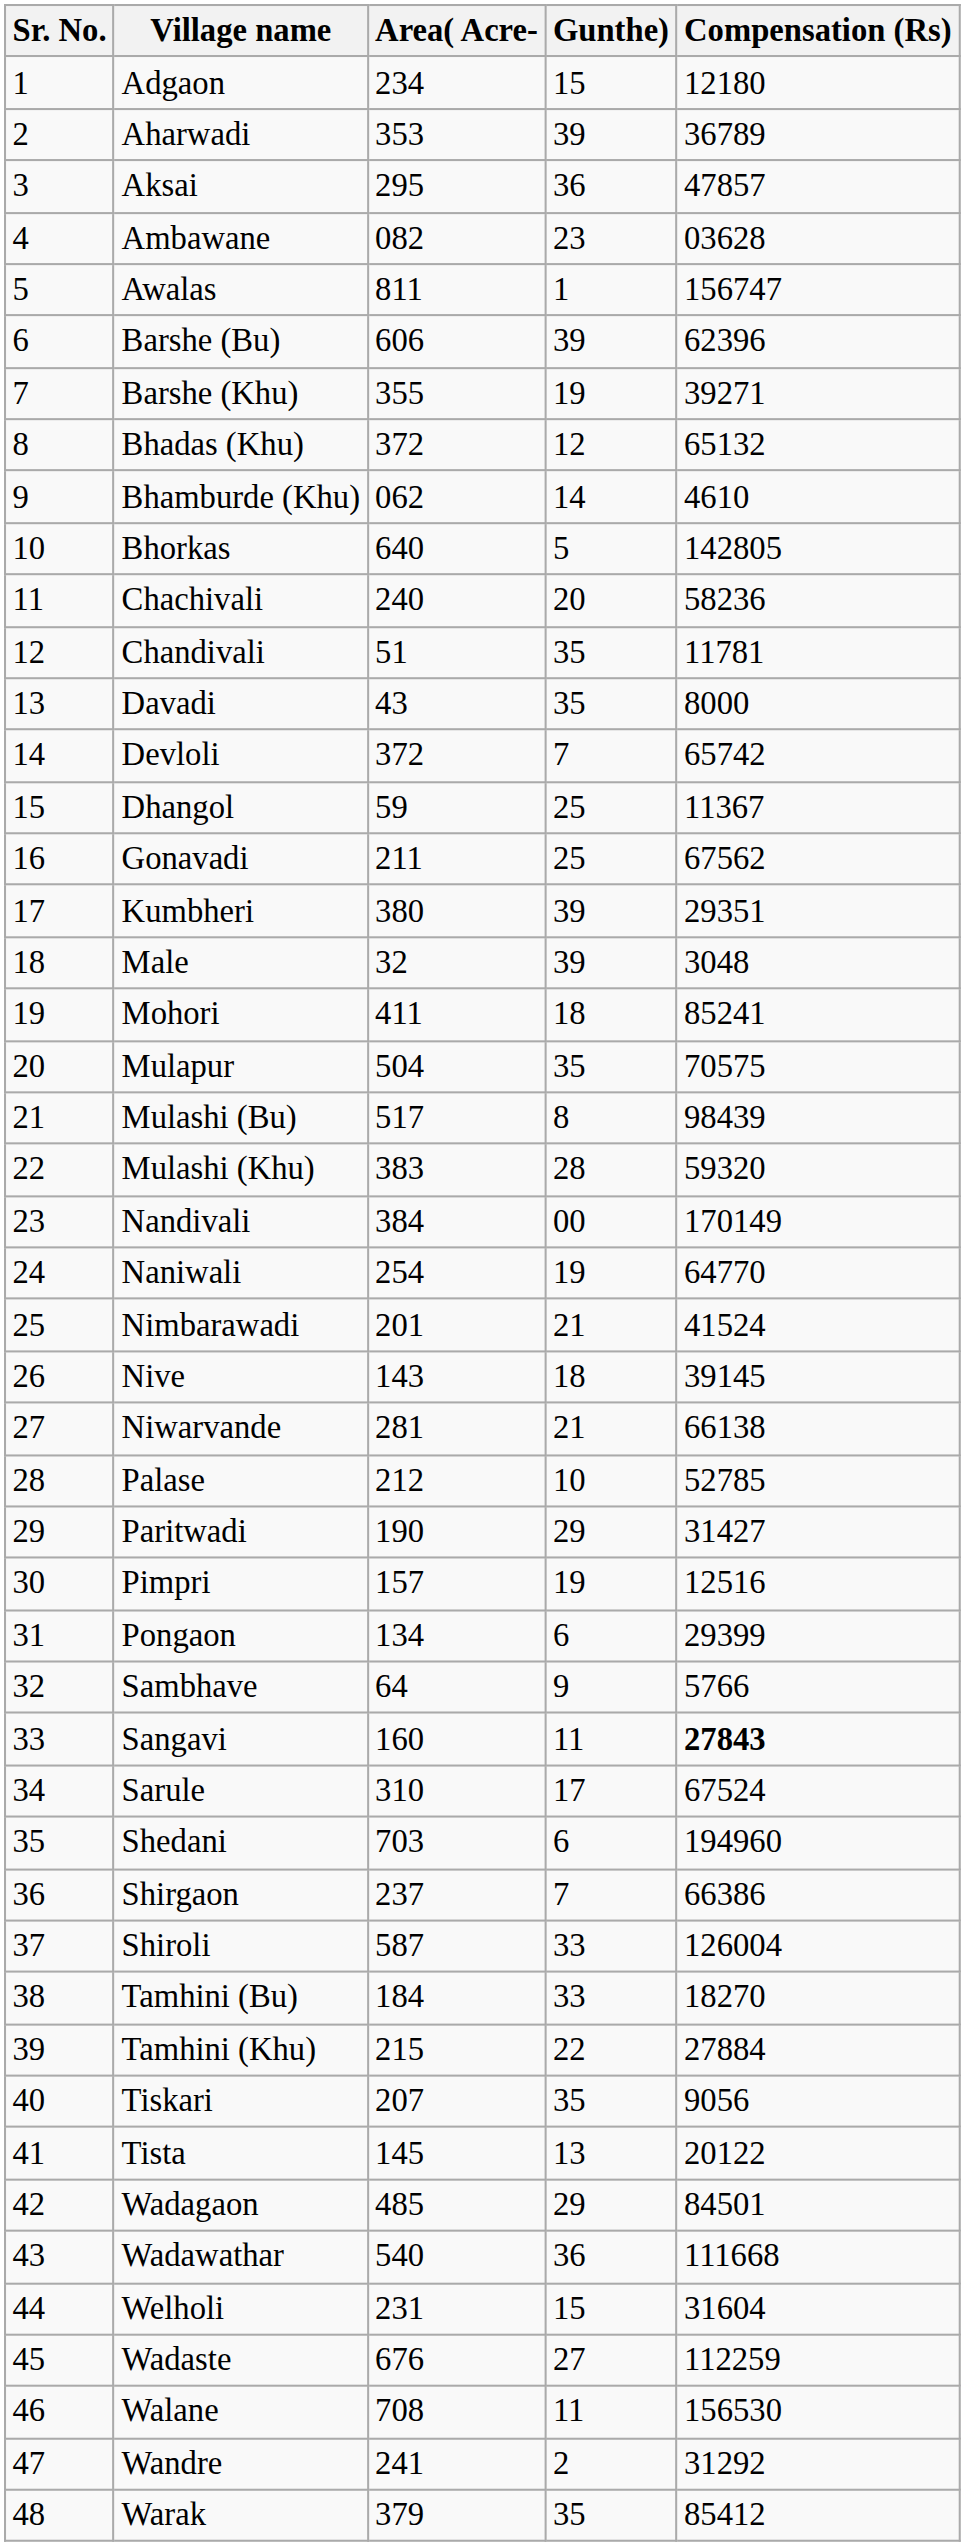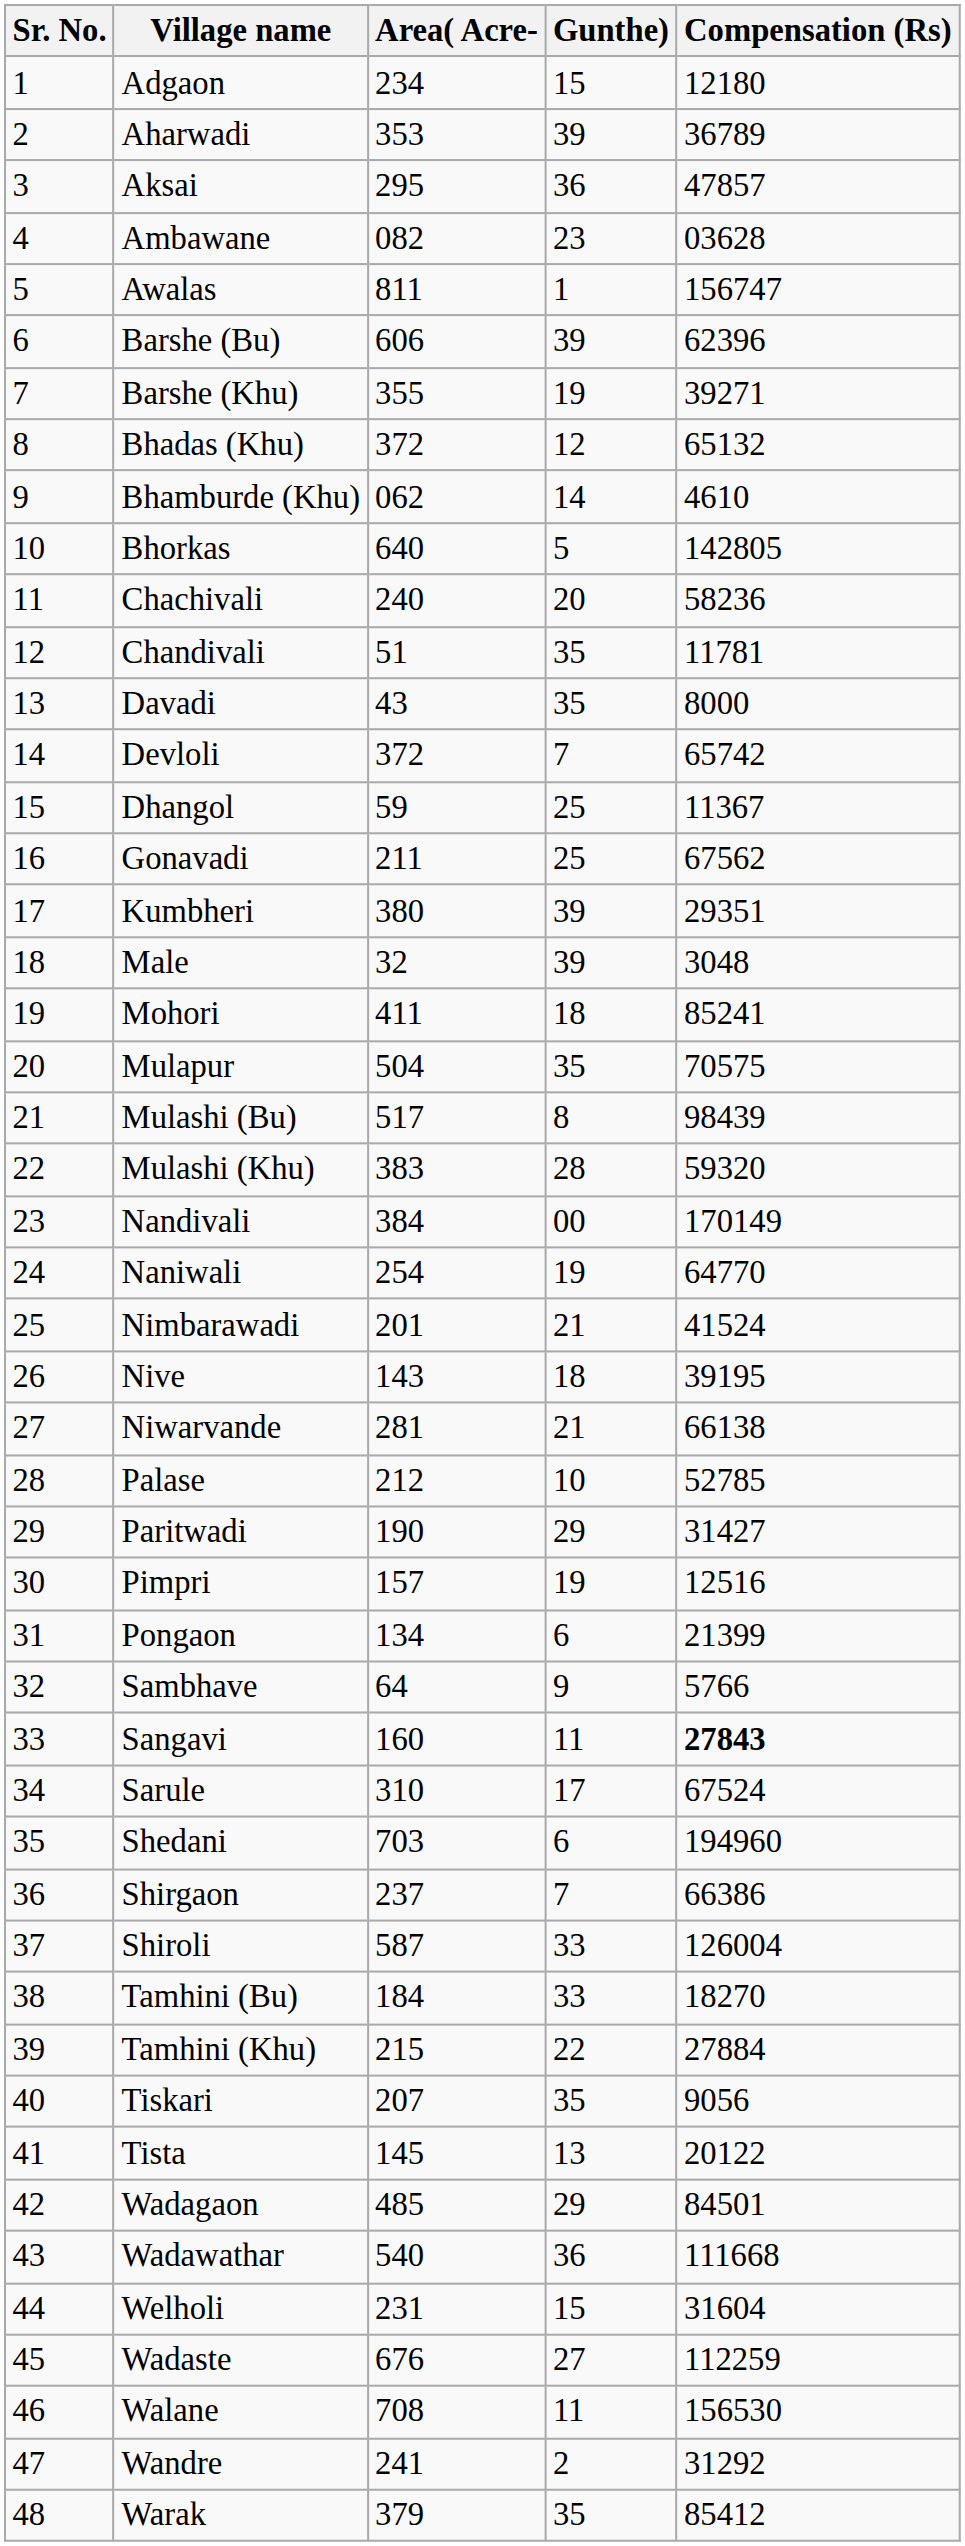(725, 1376) 39145 -> (725, 1376) 39195
(725, 1635) 29399 -> (725, 1635) 21399
